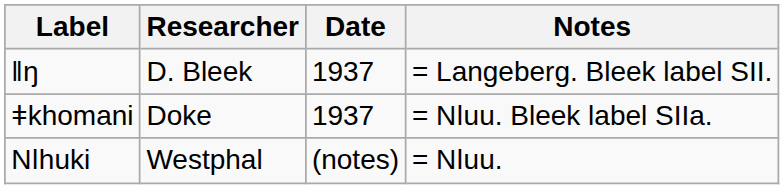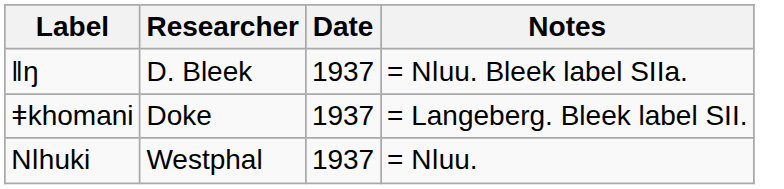(592, 71) = Langeberg. Bleek label SII. -> (537, 71) = Nǀuu. Bleek label SIIa.
(562, 115) = Nǀuu. Bleek label SIIa. -> (567, 115) = Langeberg. Bleek label SII.
(355, 159) (notes) -> (343, 159) 1937
